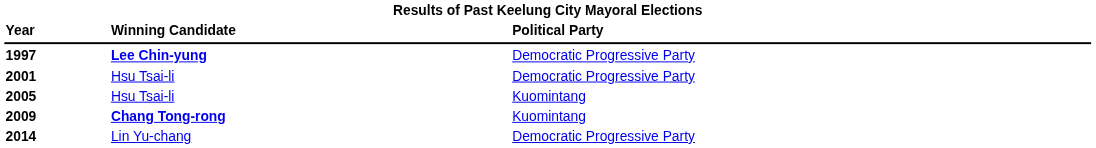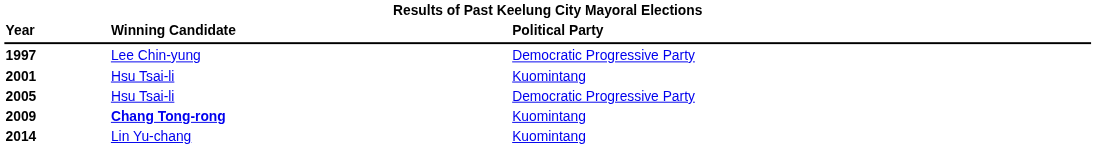(159, 56) bold -> (156, 56) normal
(604, 76) Democratic Progressive Party -> (549, 76) Kuomintang
(549, 96) Kuomintang -> (604, 96) Democratic Progressive Party
(604, 137) Democratic Progressive Party -> (549, 137) Kuomintang
